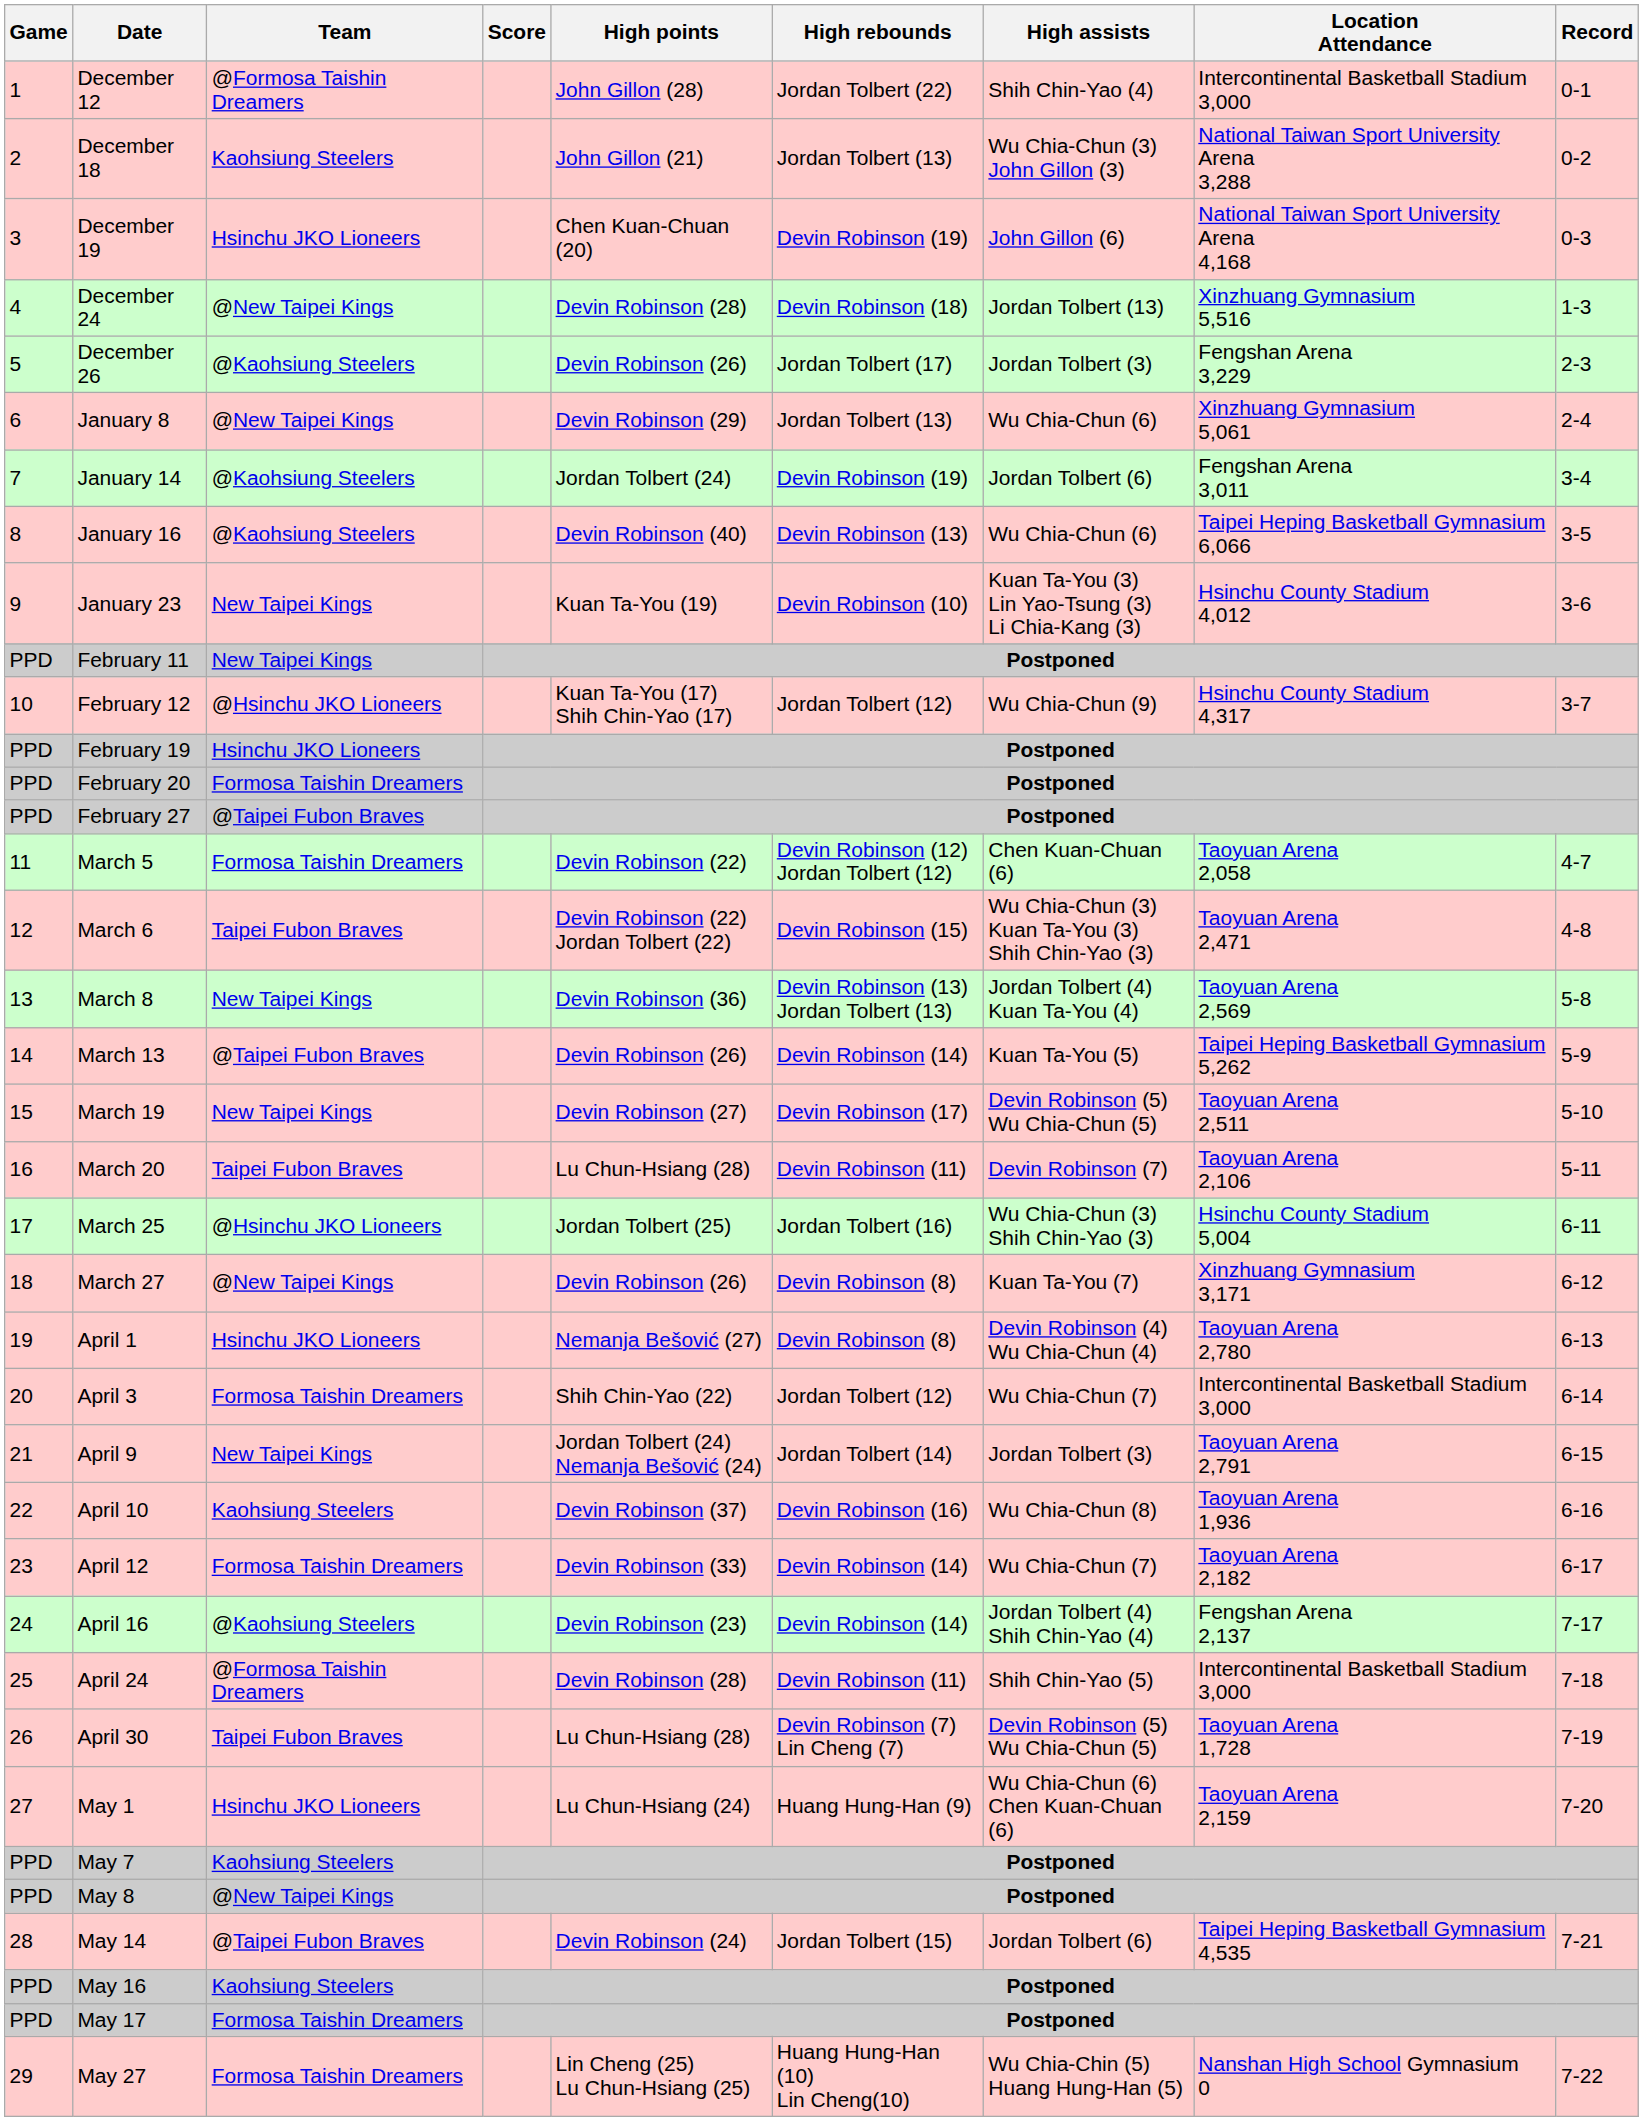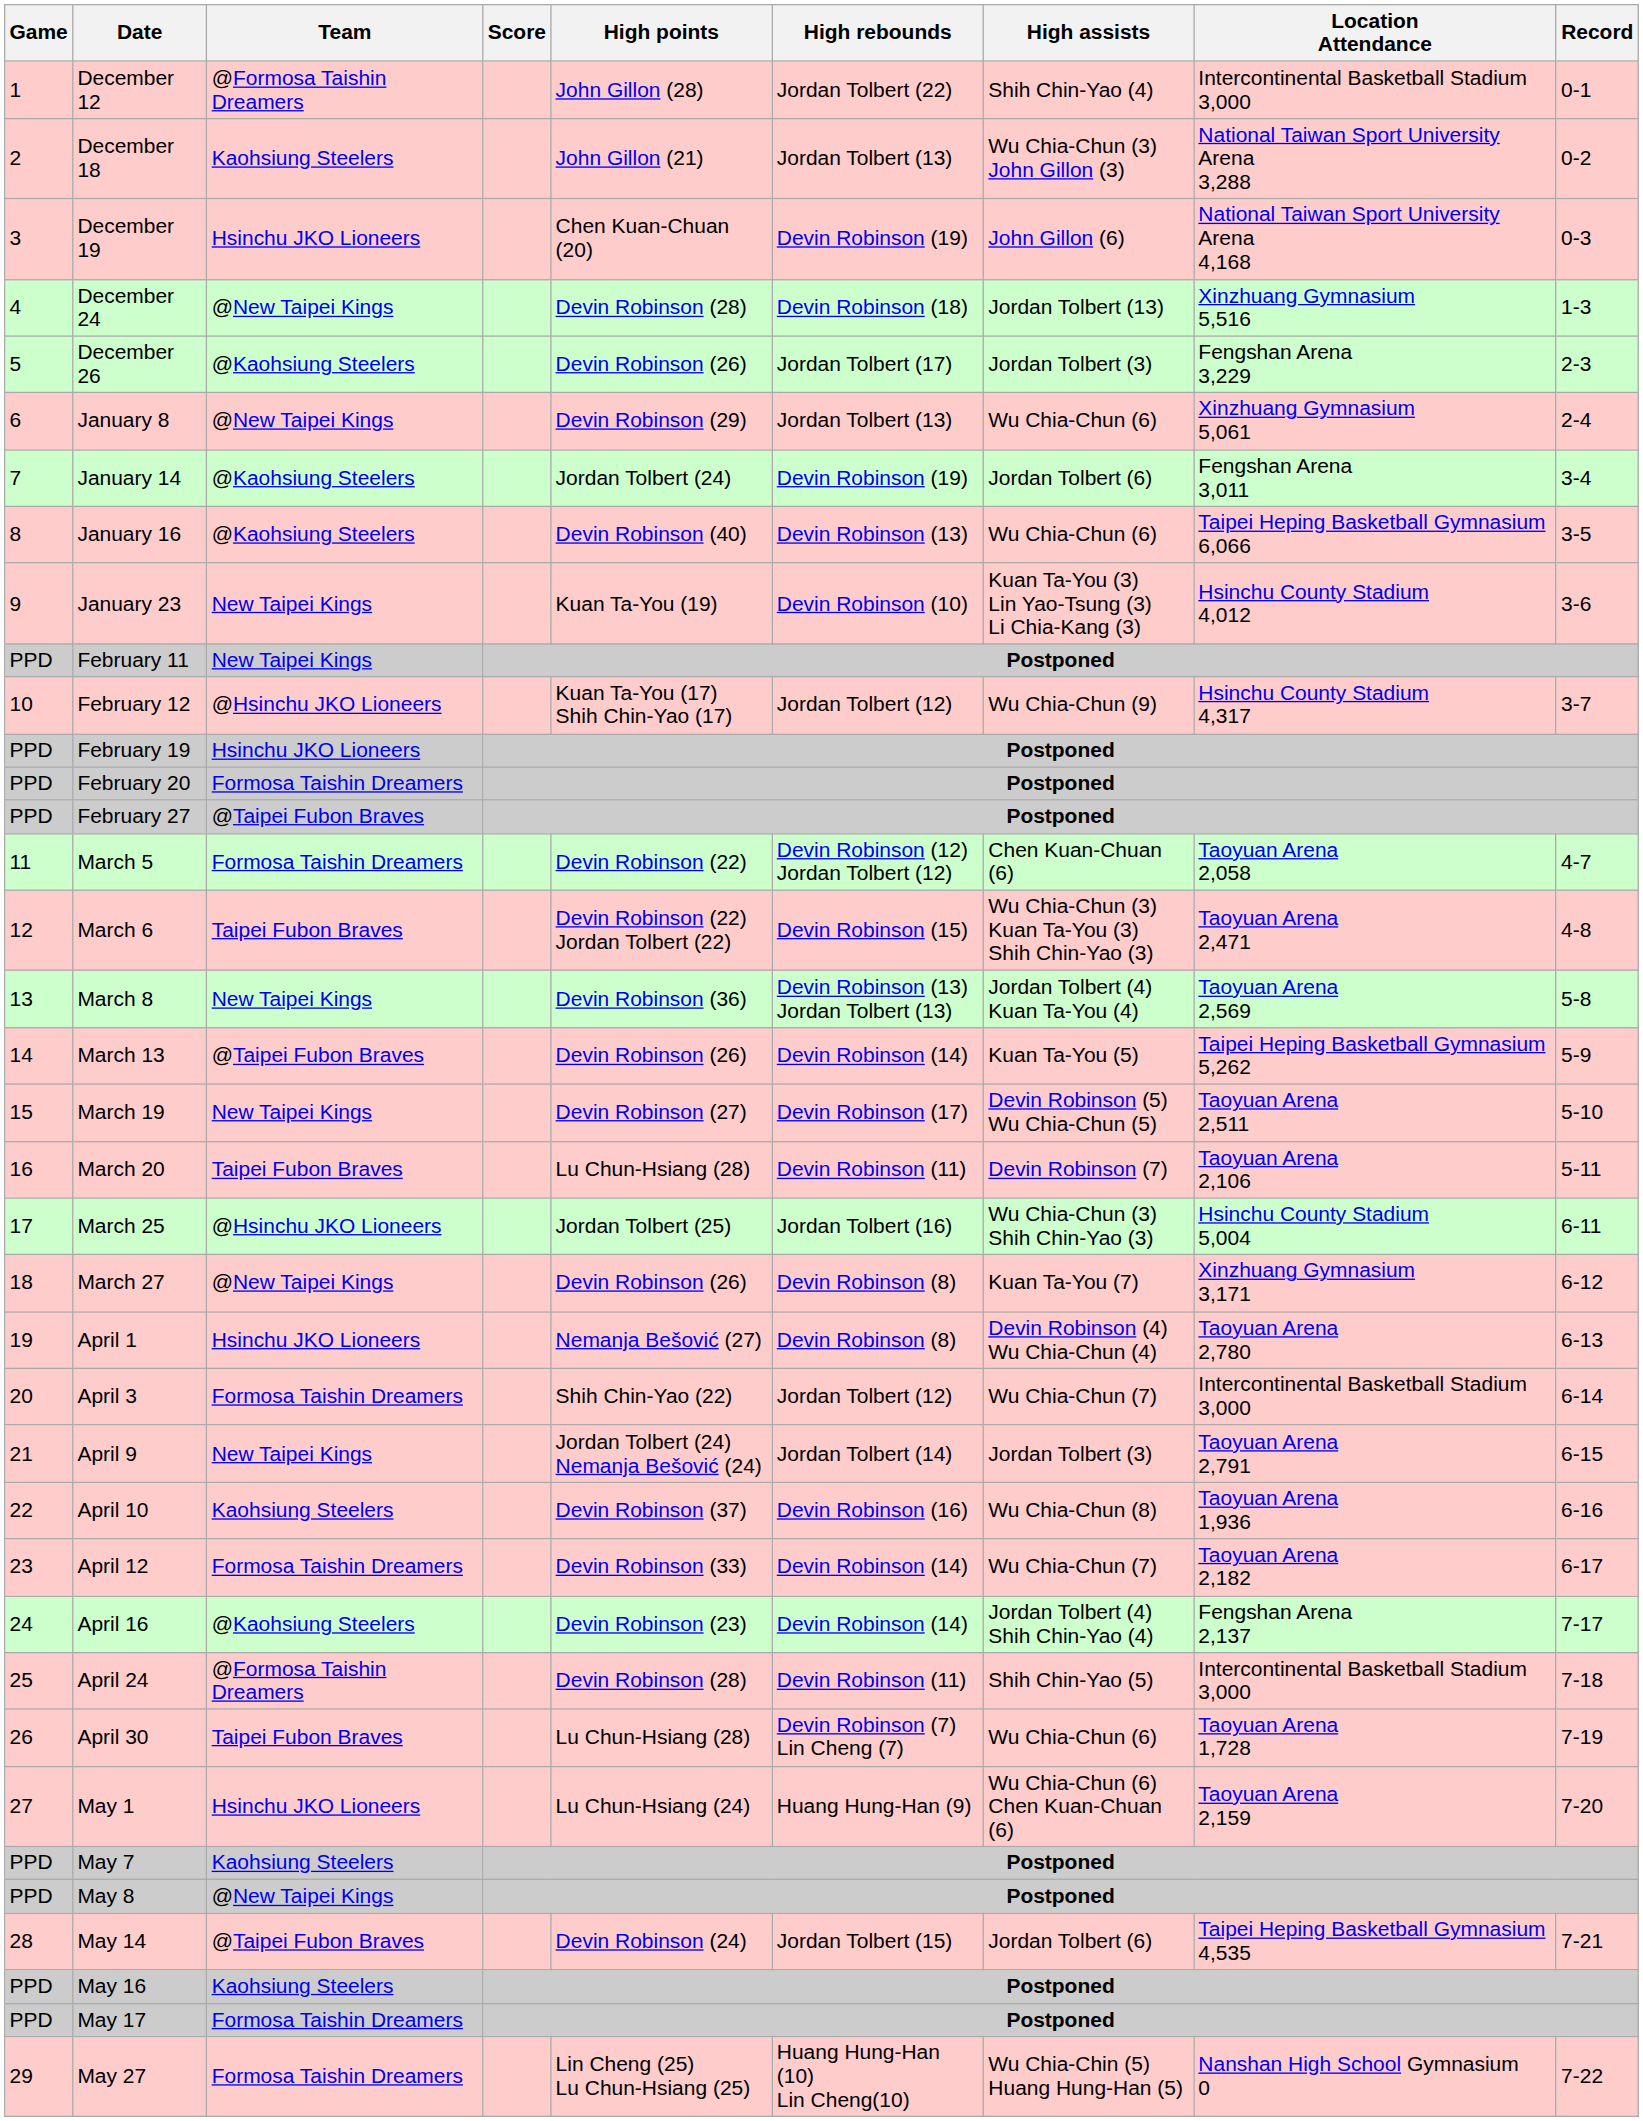(1078, 1737) Devin Robinson (5) Wu Chia-Chun (5) -> (1073, 1737) Wu Chia-Chun (6)
